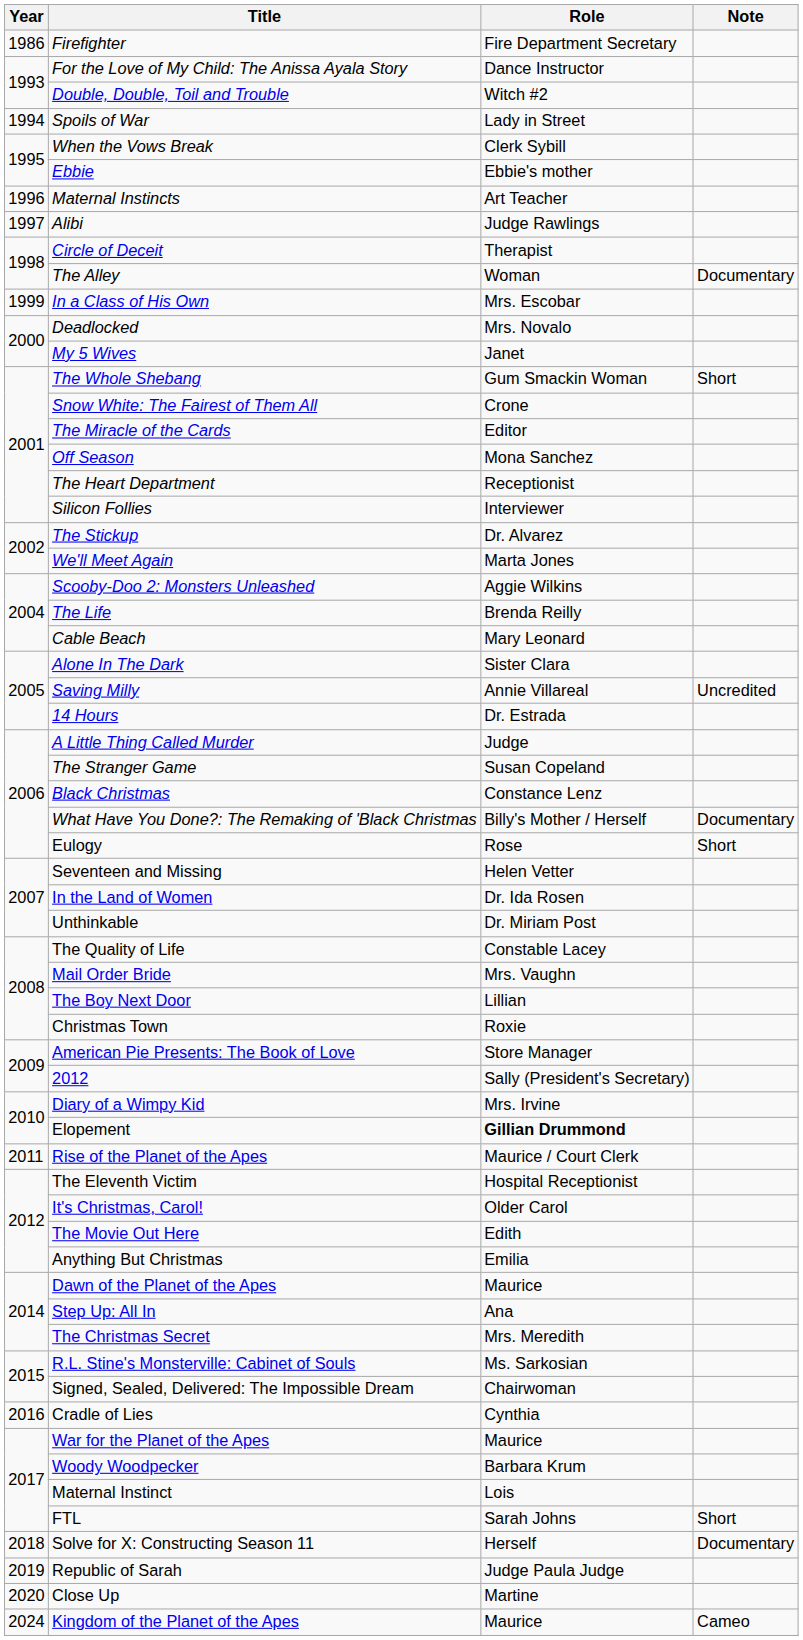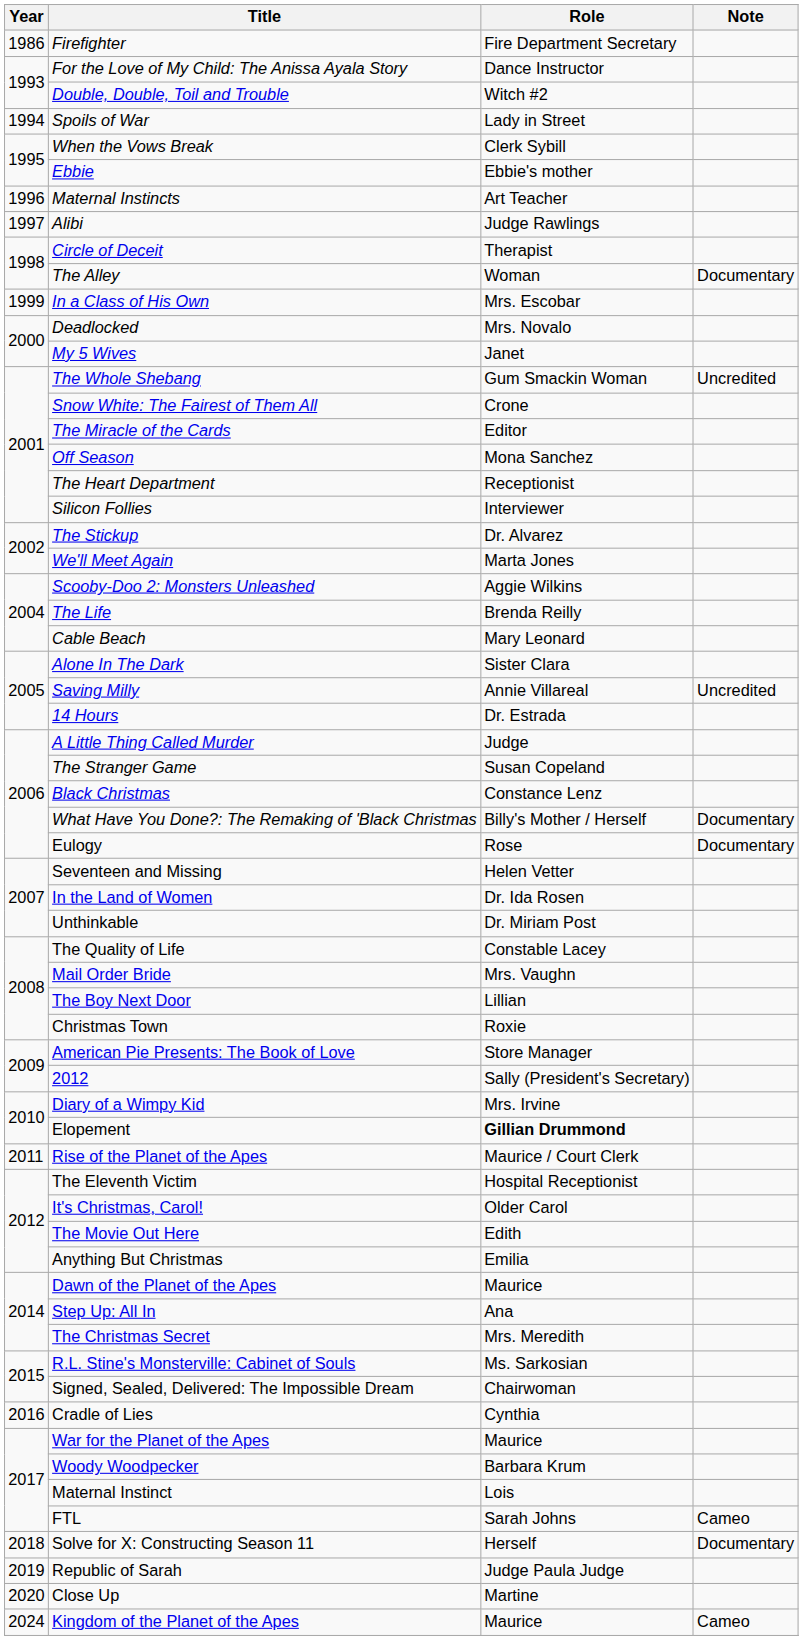(717, 379) Short -> (737, 379) Uncredited
(717, 845) Short -> (746, 845) Documentary
(717, 1518) Short -> (723, 1518) Cameo
